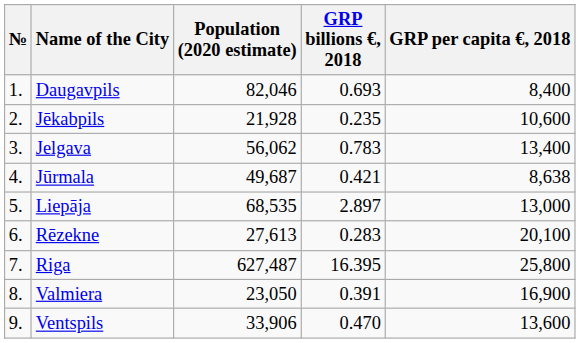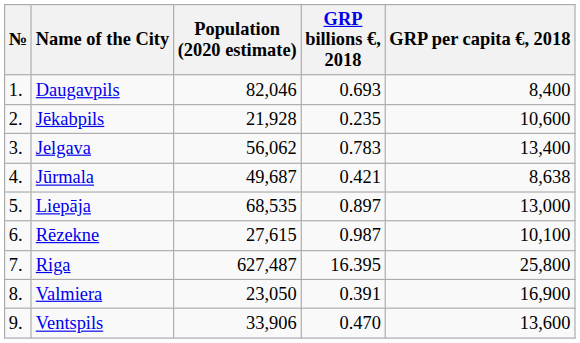(360, 206) 2.897 -> (360, 206) 0.897
(271, 235) 27,613 -> (271, 235) 27,615
(360, 235) 0.283 -> (360, 235) 0.987
(545, 235) 20,100 -> (545, 235) 10,100
